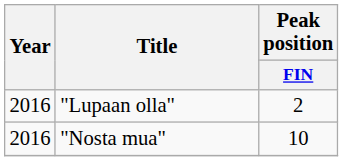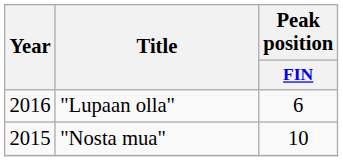(298, 105) 2 -> (298, 105) 6
(30, 138) 2016 -> (30, 138) 2015
